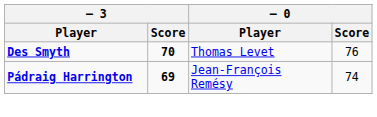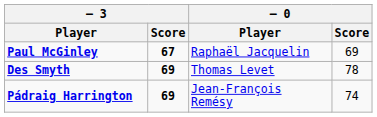+ row: (52, 52)
(168, 52) 70 -> (168, 70) 69
(352, 52) 76 -> (352, 70) 78
